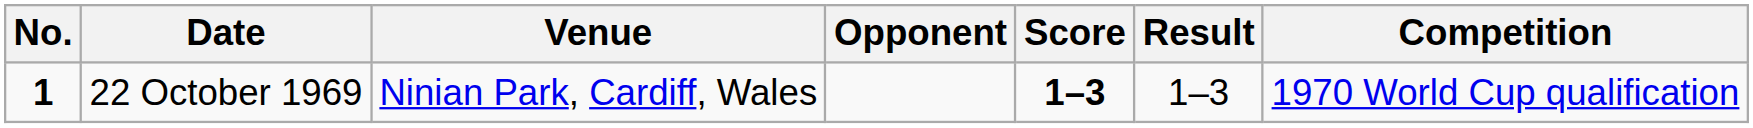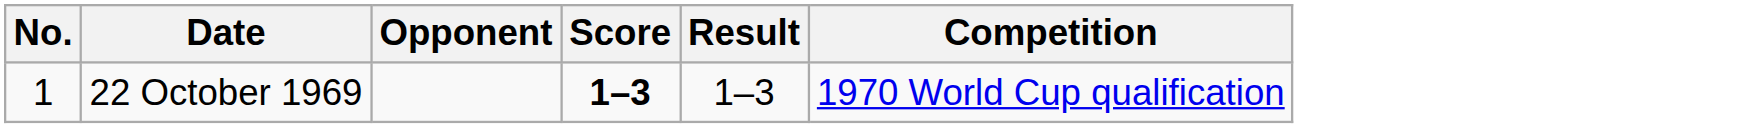- column: (598, 33)
(43, 91) bold -> (43, 91) normal
